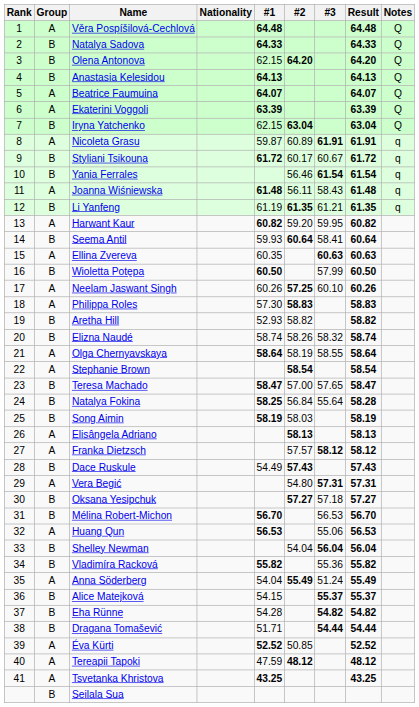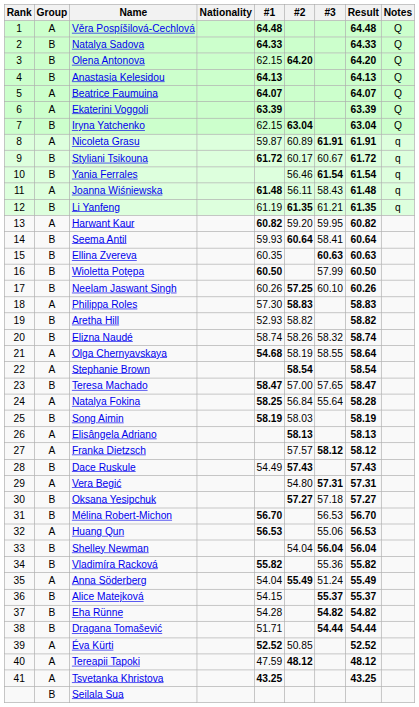(52, 256) A -> (52, 256) B
(52, 288) A -> (52, 288) B
(269, 353) 58.64 -> (269, 353) 54.68
(52, 402) B -> (52, 402) A
